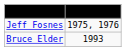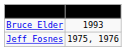rows swapped: (35, 25) <-> (35, 39)
